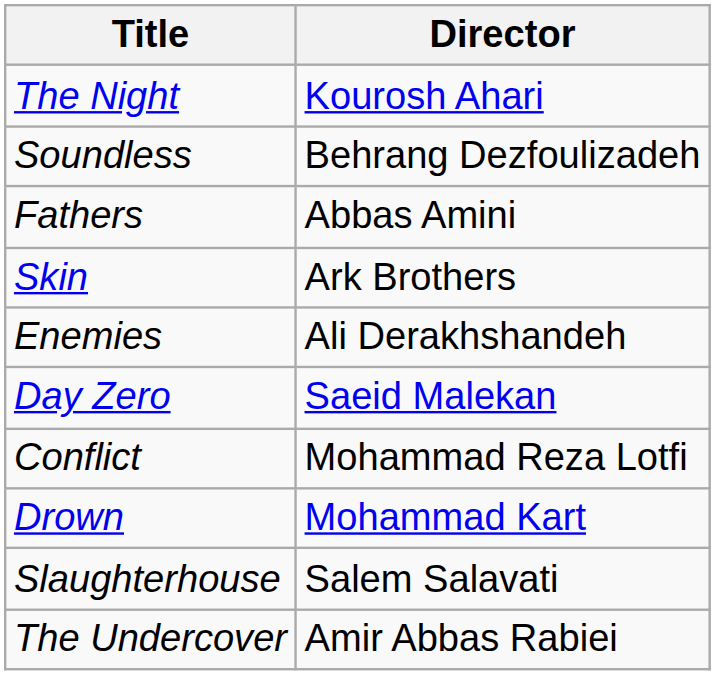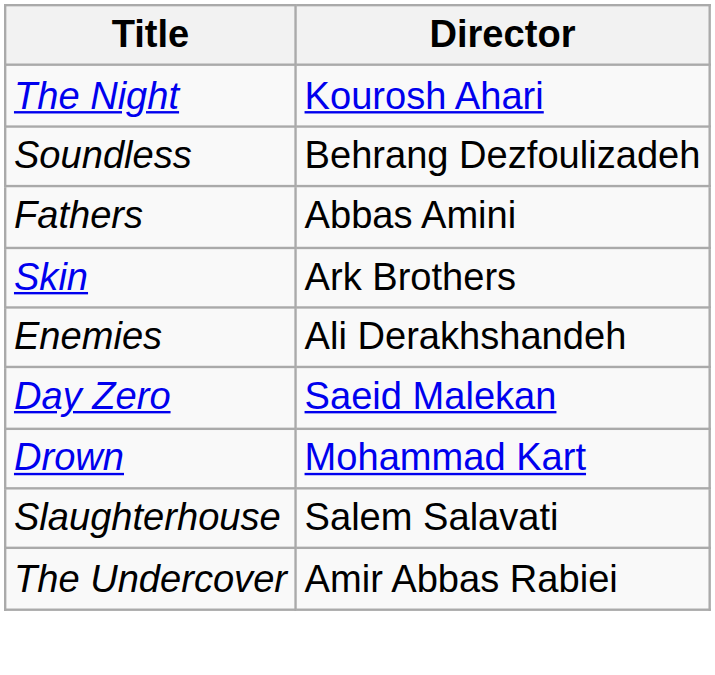- row: (77, 457)
